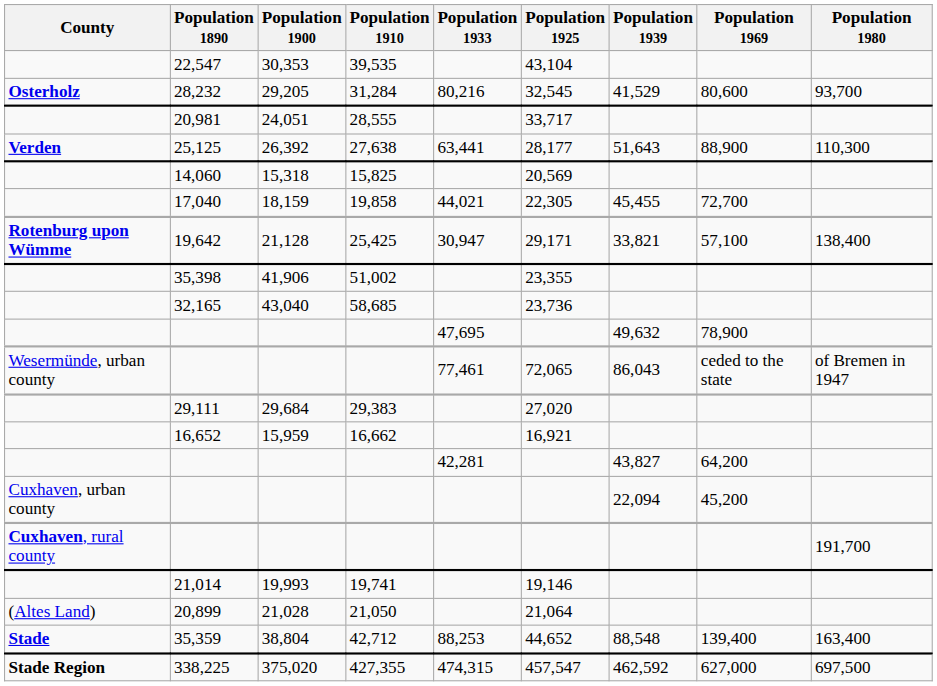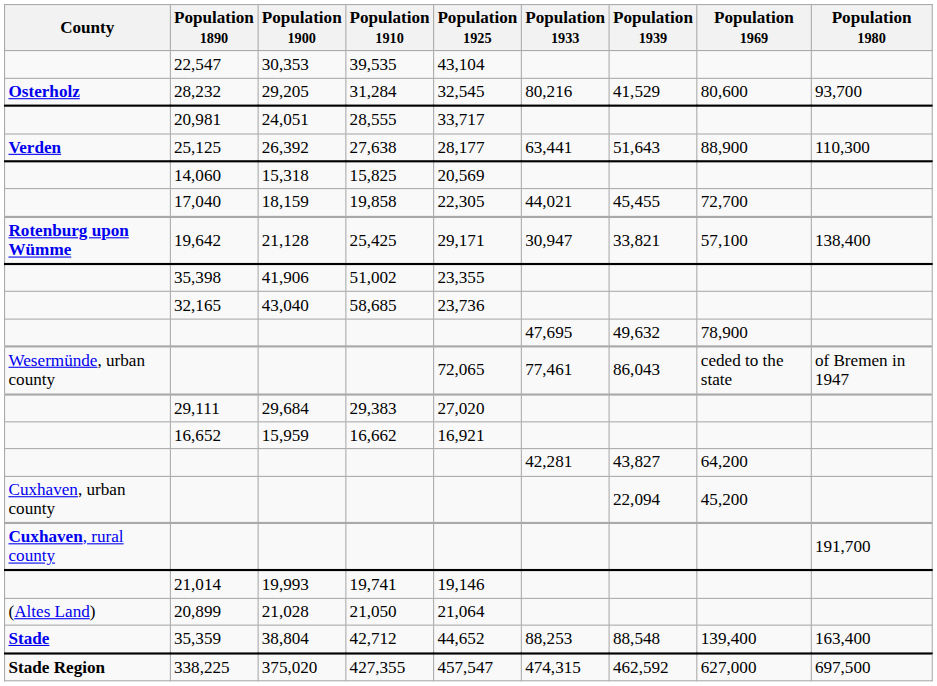columns swapped: (565, 27) <-> (477, 27)
